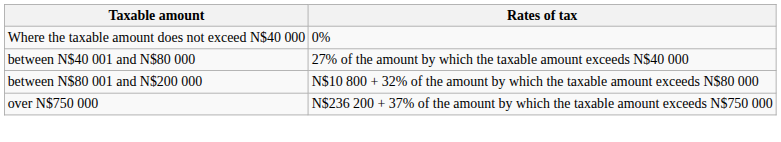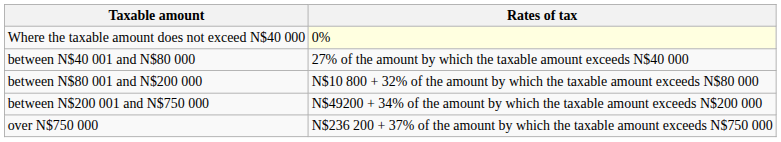(321, 37) no background -> (321, 37) lightyellow background
+ row: (108, 103)
